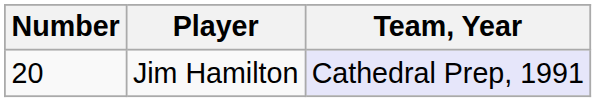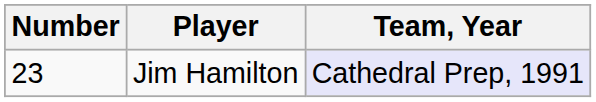(27, 72) 20 -> (27, 72) 23
